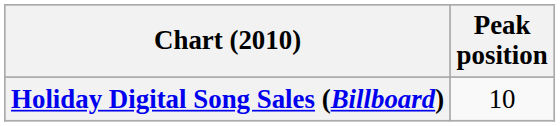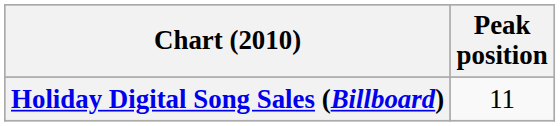(502, 98) 10 -> (502, 98) 11
